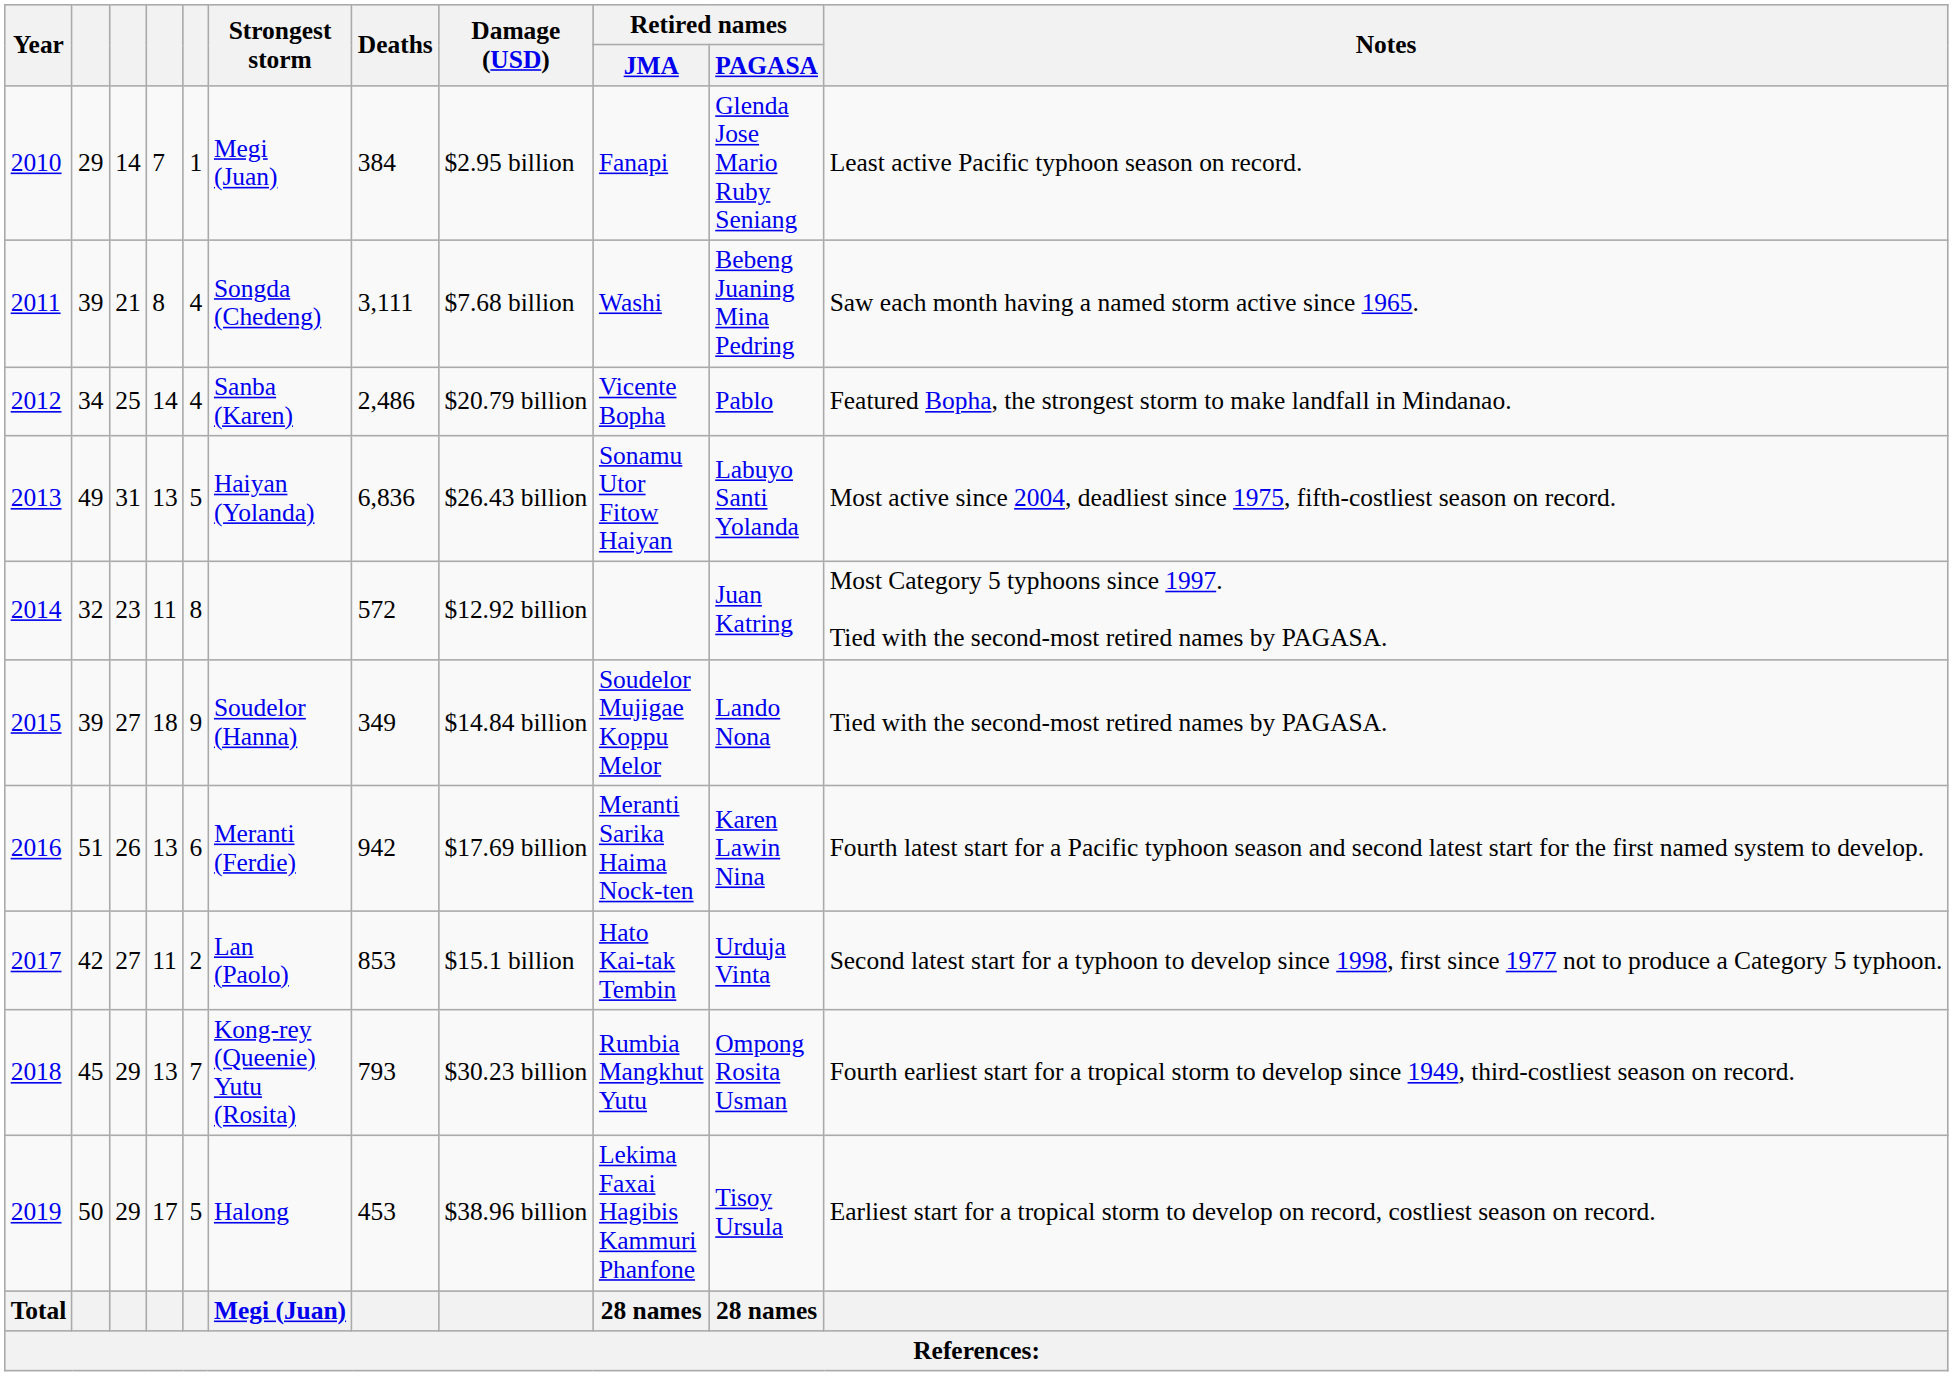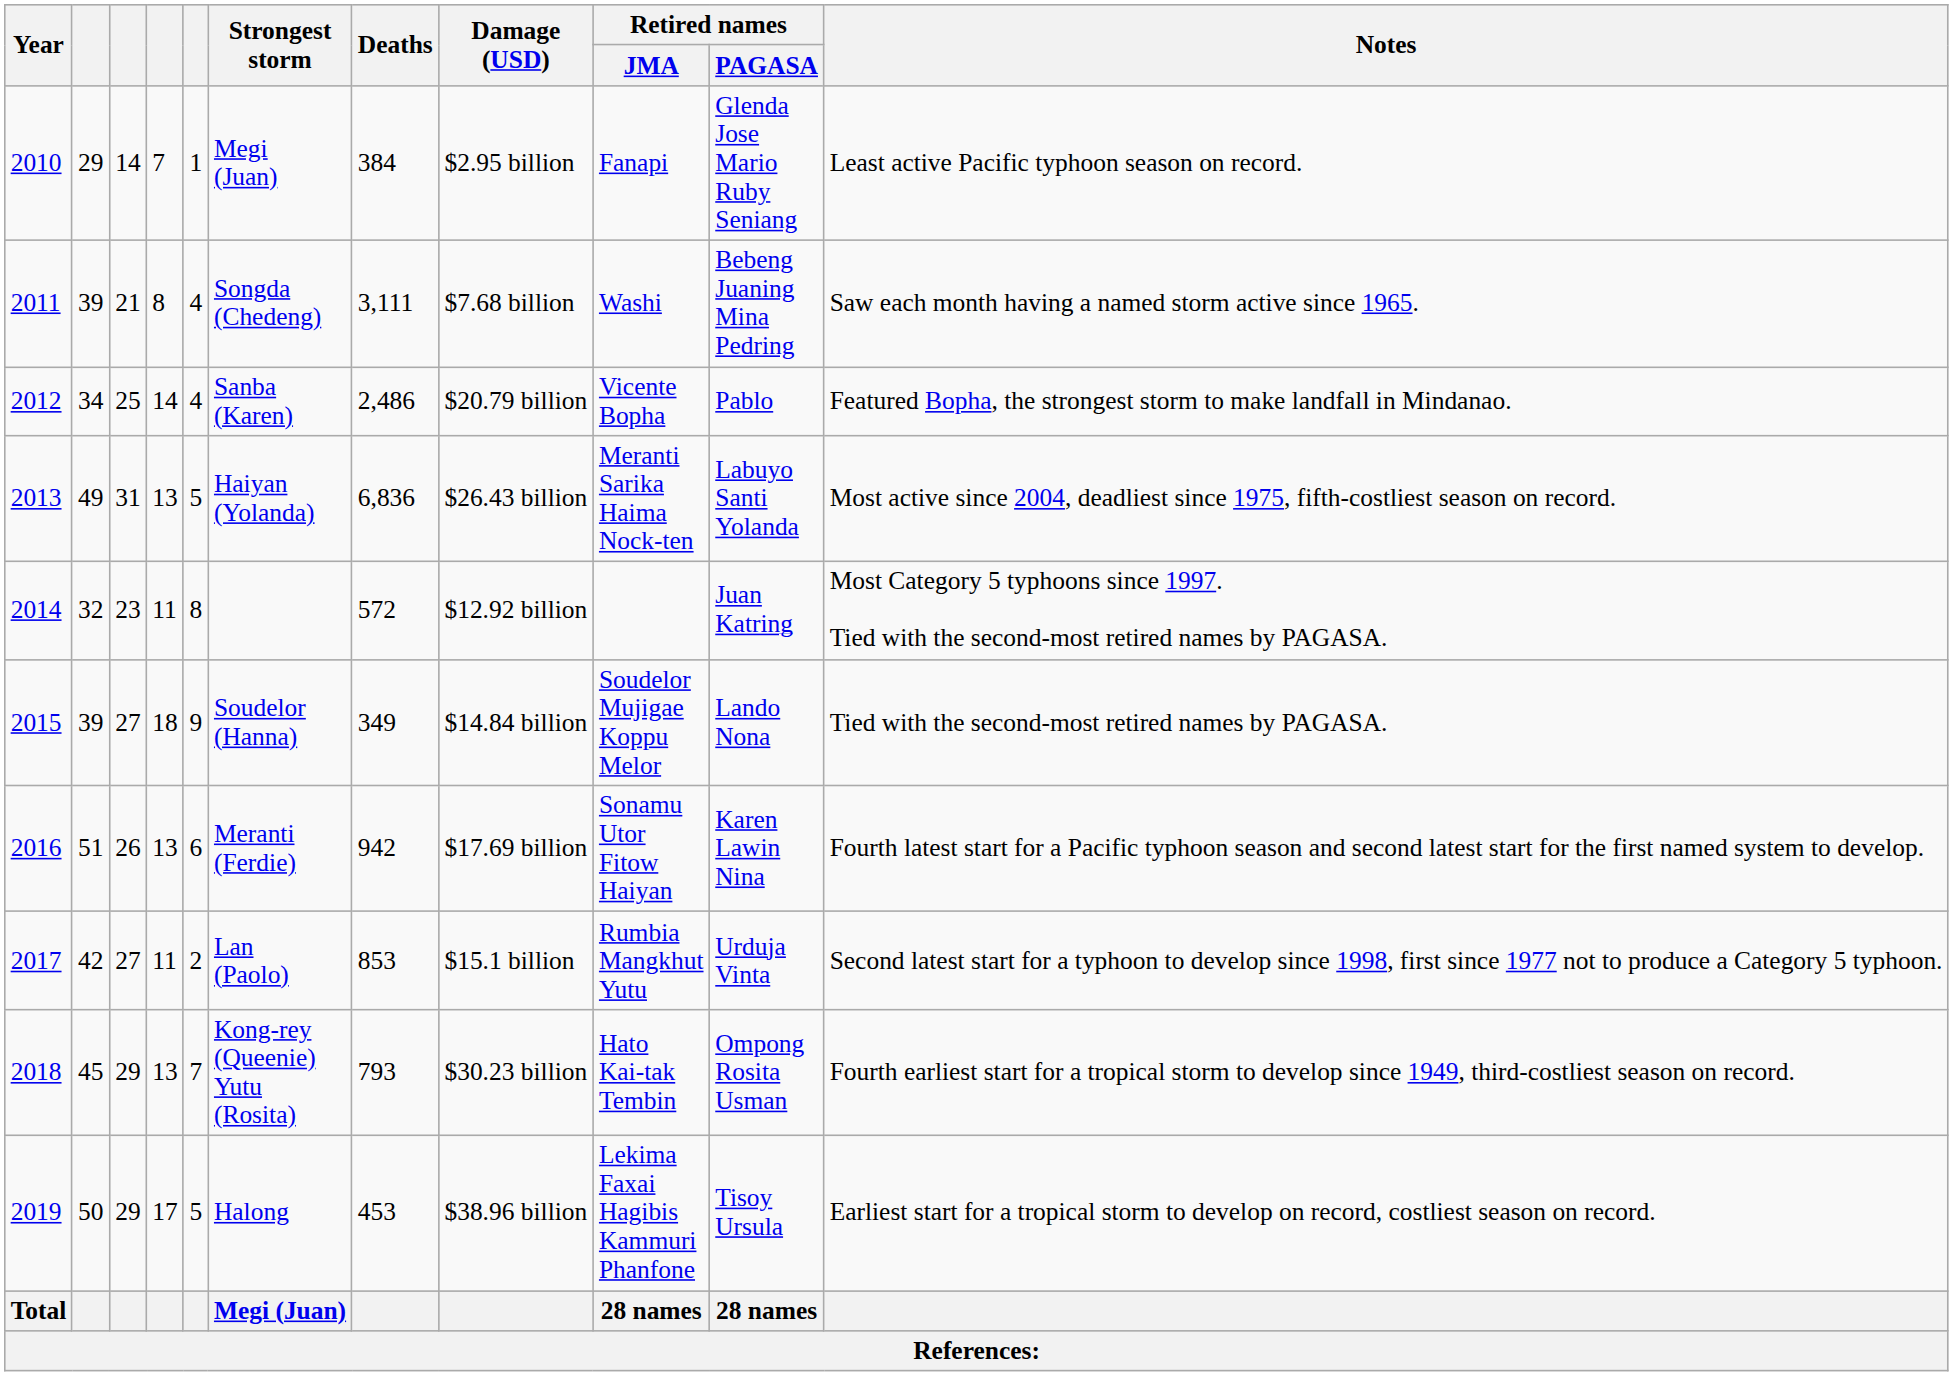(641, 498) Sonamu Utor Fitow Haiyan -> (646, 498) Meranti Sarika Haima Nock-ten
(646, 848) Meranti Sarika Haima Nock-ten -> (641, 848) Sonamu Utor Fitow Haiyan
(638, 960) Hato Kai-tak Tembin -> (651, 960) Rumbia Mangkhut Yutu
(651, 1072) Rumbia Mangkhut Yutu -> (638, 1072) Hato Kai-tak Tembin
